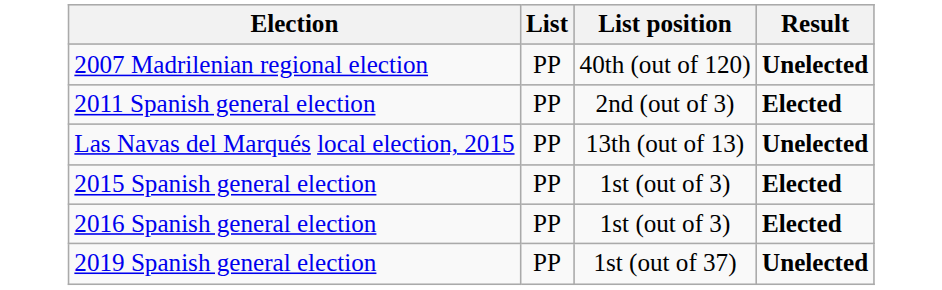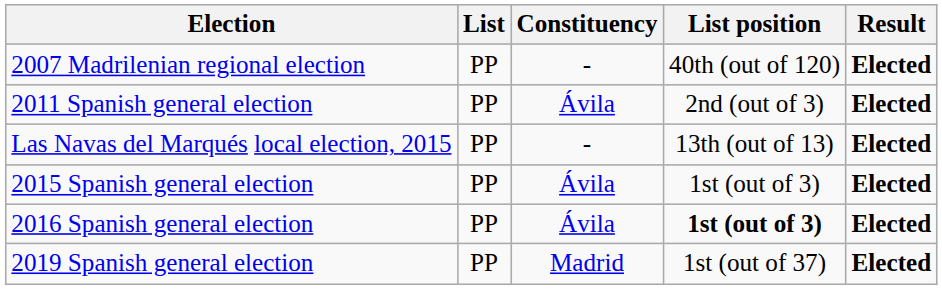+ column: (587, 24)
(815, 64) Unelected -> (891, 64) Elected
(815, 143) Unelected -> (891, 143) Elected
(665, 223) normal -> (755, 223) bold
(815, 263) Unelected -> (891, 263) Elected
